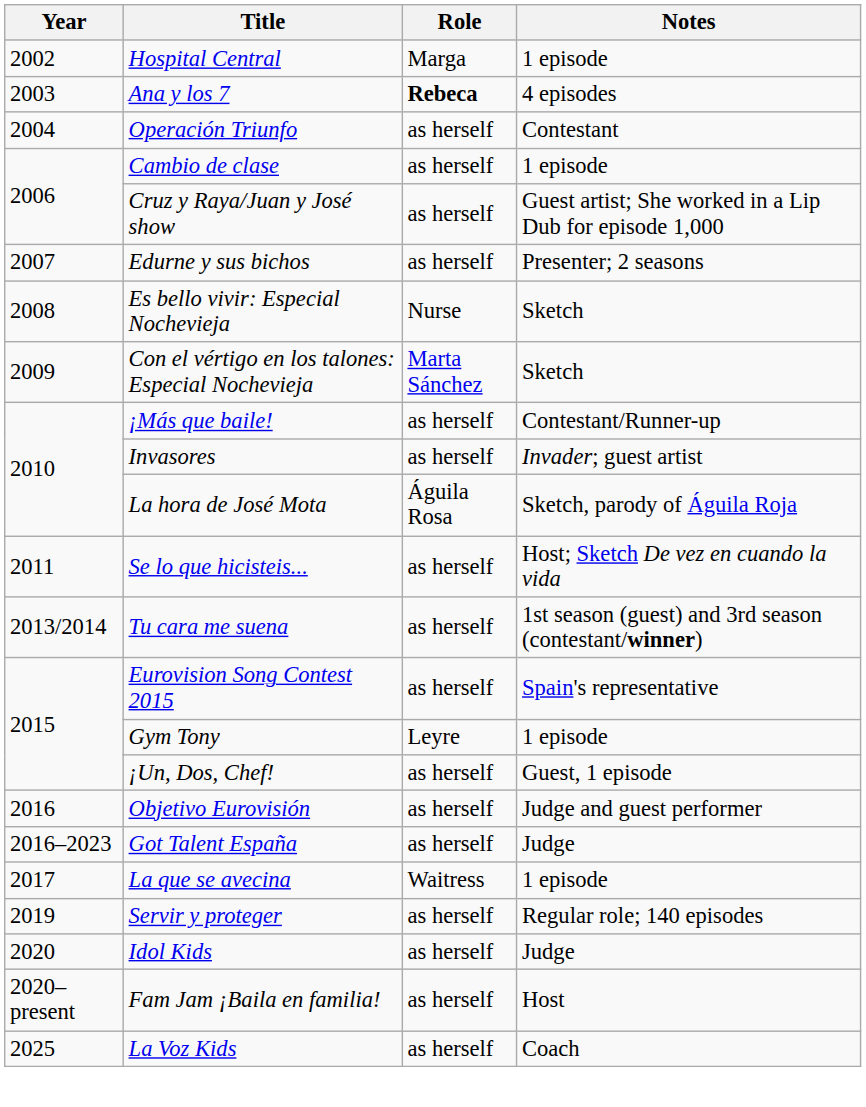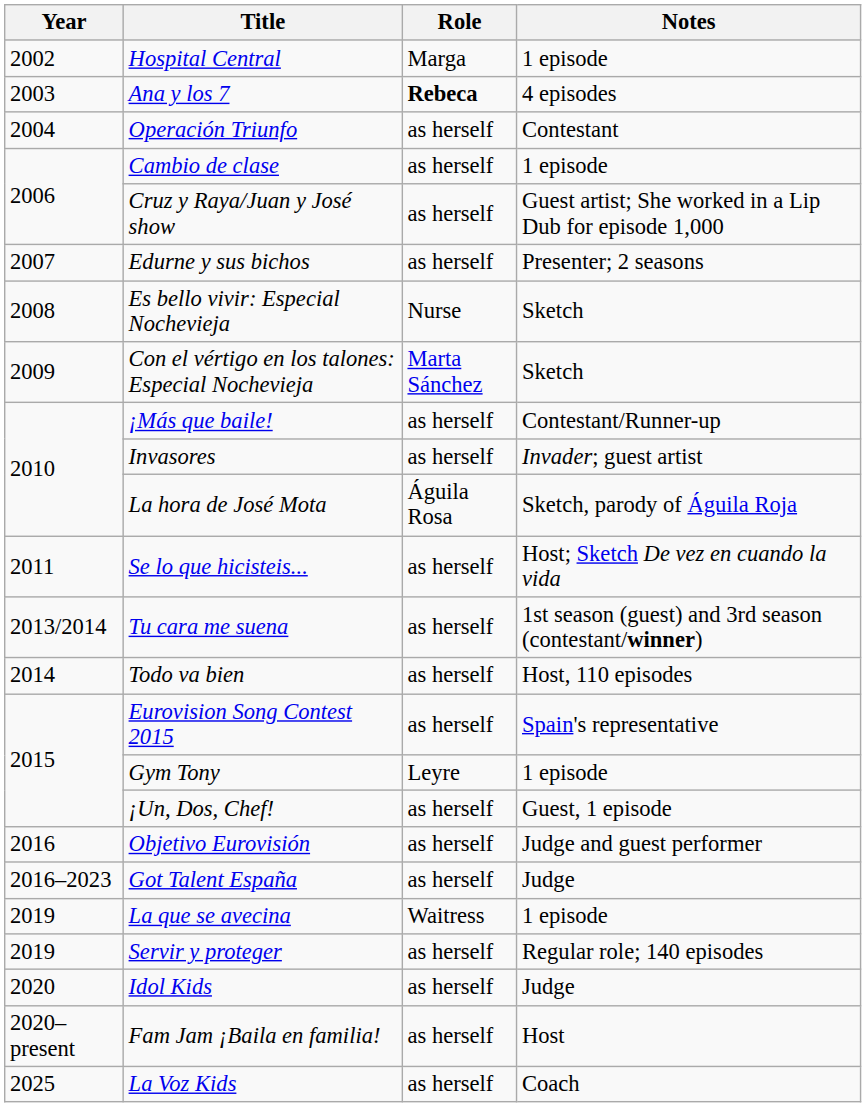+ row: (186, 675)
(32, 879) 2017 -> (32, 915) 2019
